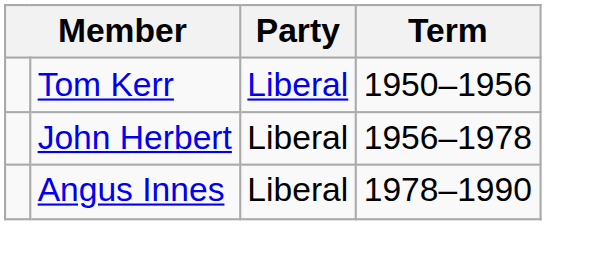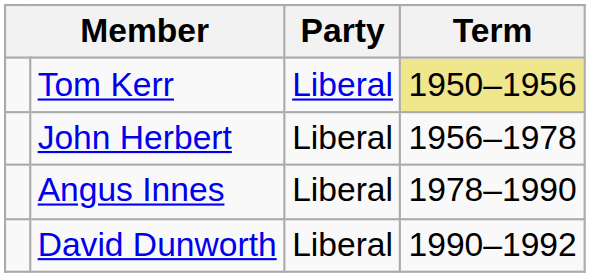(448, 84) no background -> (493, 84) khaki background
+ row: (157, 244)
